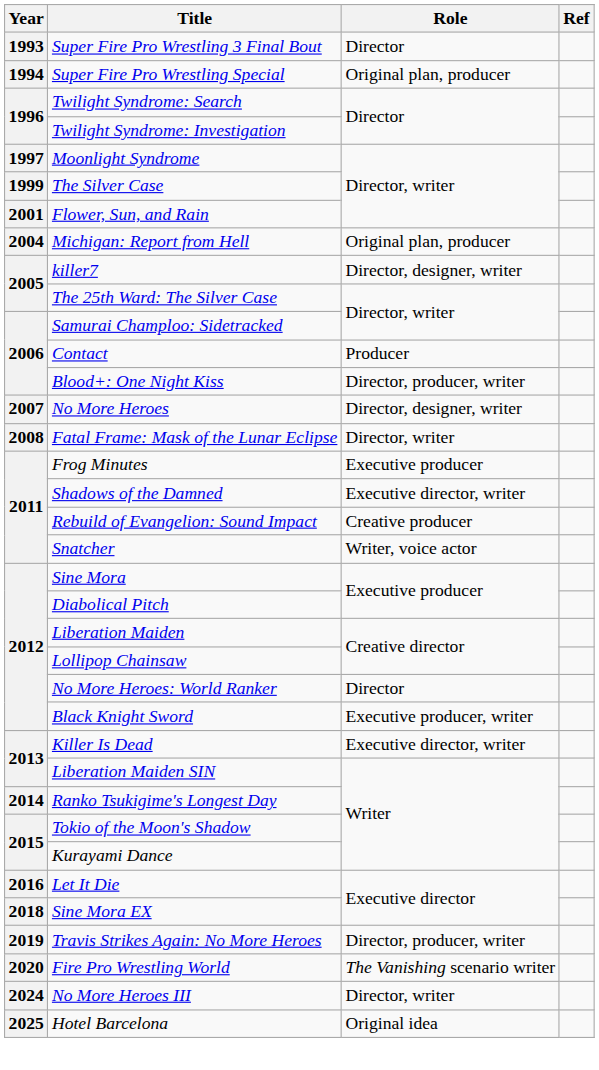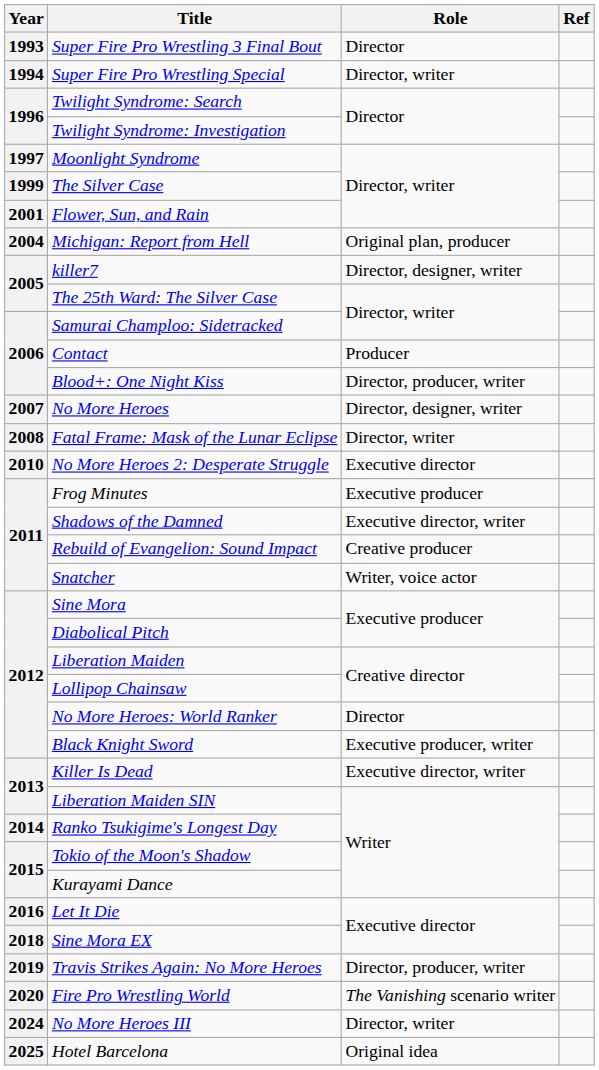(428, 74) Original plan, producer -> (400, 74) Director, writer
+ row: (190, 465)
